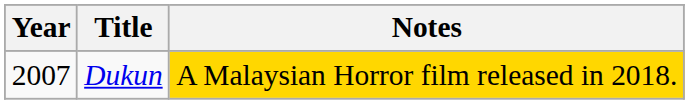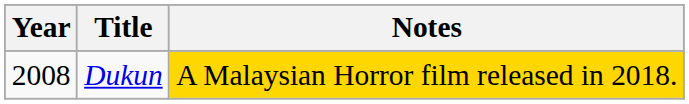(41, 74) 2007 -> (41, 74) 2008
